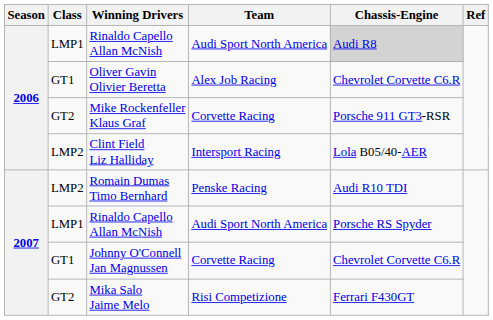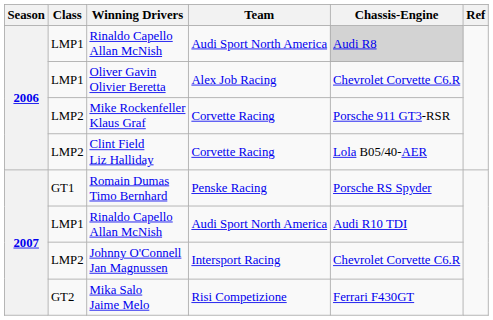(63, 79) GT1 -> (67, 79) LMP1
(63, 116) GT2 -> (67, 116) LMP2
(236, 152) Intersport Racing -> (233, 152) Corvette Racing
(67, 188) LMP2 -> (63, 188) GT1
(370, 188) Audi R10 TDI -> (382, 188) Porsche RS Spyder
(382, 224) Porsche RS Spyder -> (370, 224) Audi R10 TDI
(63, 260) GT1 -> (67, 260) LMP2
(233, 260) Corvette Racing -> (236, 260) Intersport Racing
